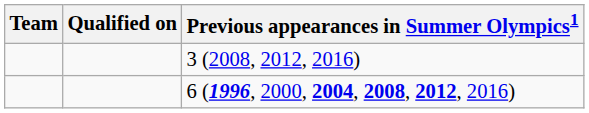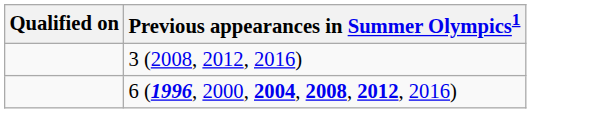- column: (34, 23)
